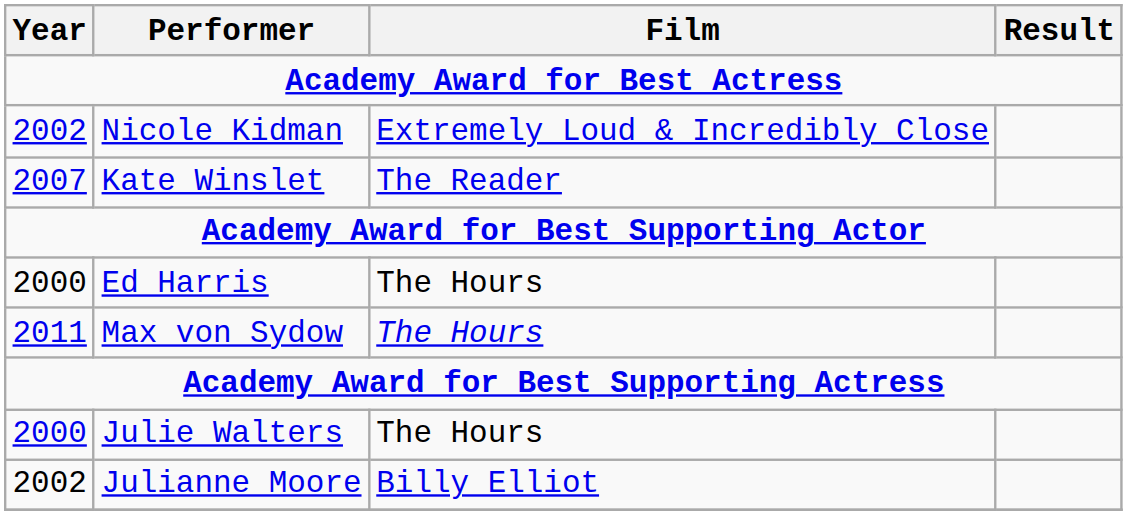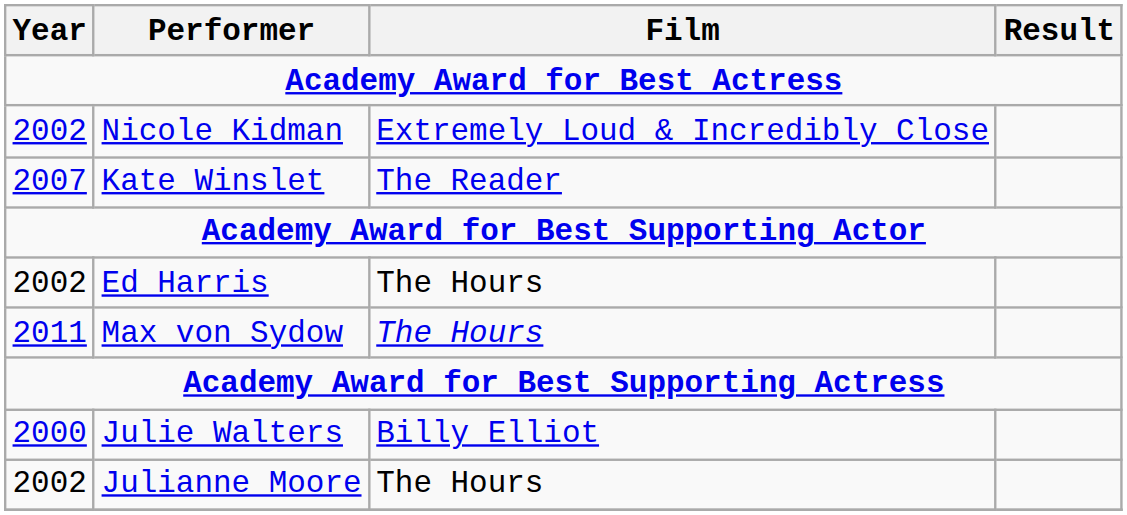(50, 283) 2000 -> (50, 283) 2002
(460, 434) The Hours -> (488, 434) Billy Elliot
(488, 484) Billy Elliot -> (460, 484) The Hours
